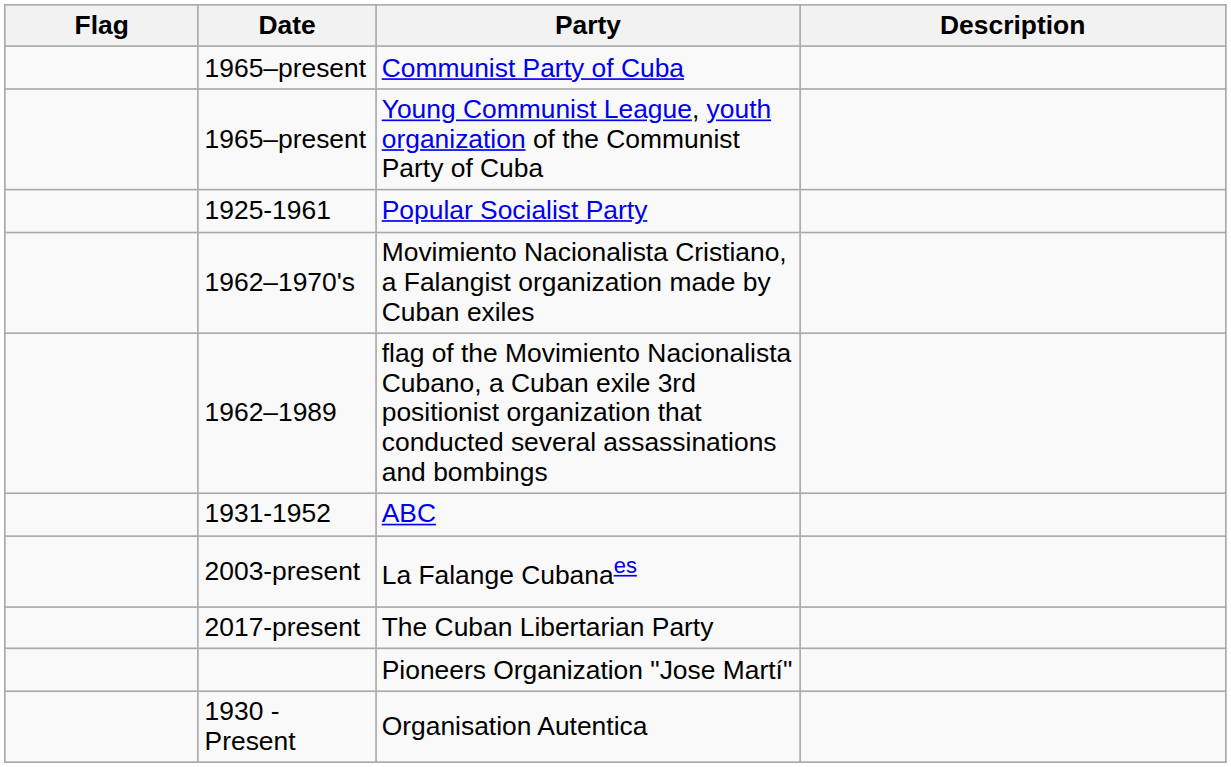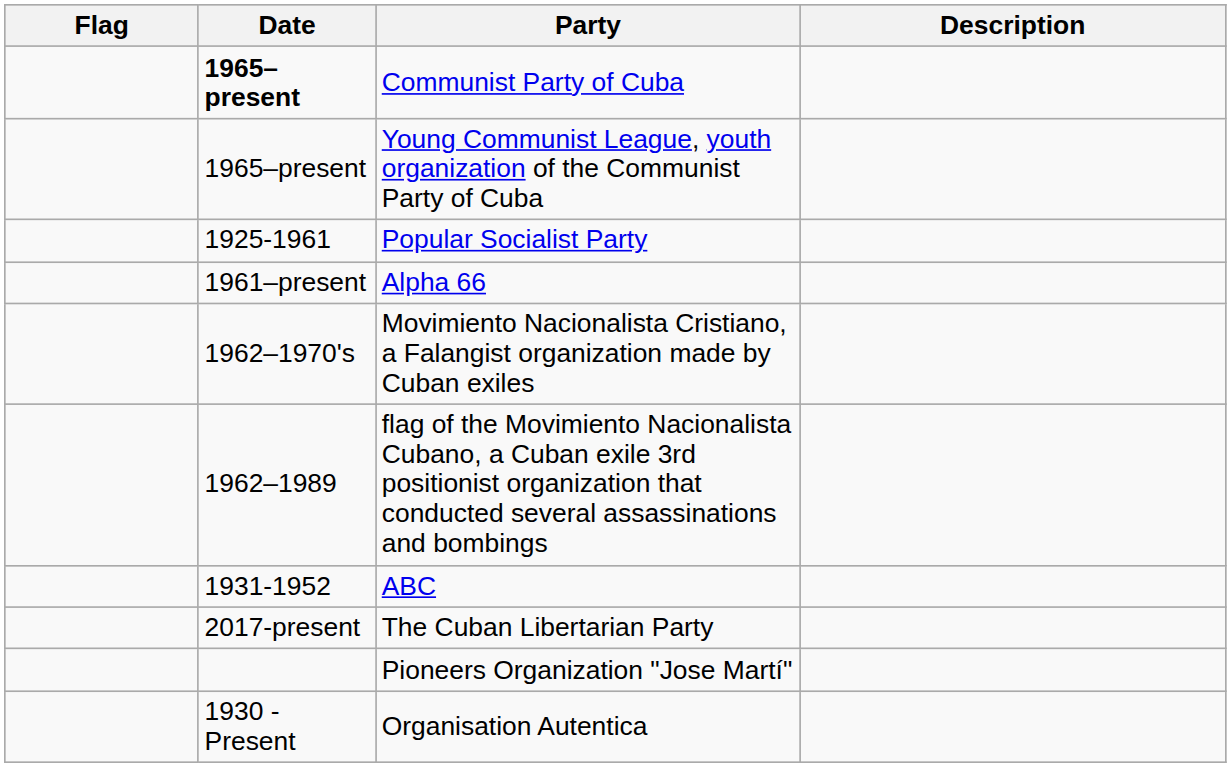(285, 67) normal -> (252, 82) bold
+ row: (434, 282)
- row: (509, 570)
